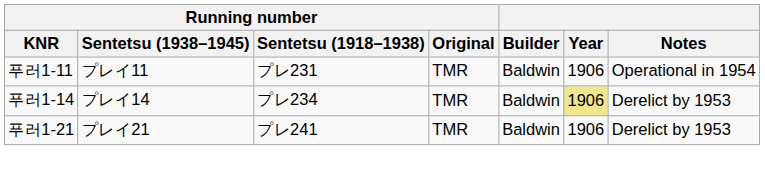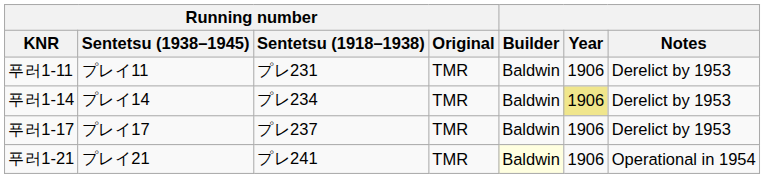(684, 71) Operational in 1954 -> (671, 71) Derelict by 1953
+ row: (41, 129)
(531, 129) no background -> (531, 159) lightyellow background
(671, 129) Derelict by 1953 -> (684, 159) Operational in 1954
